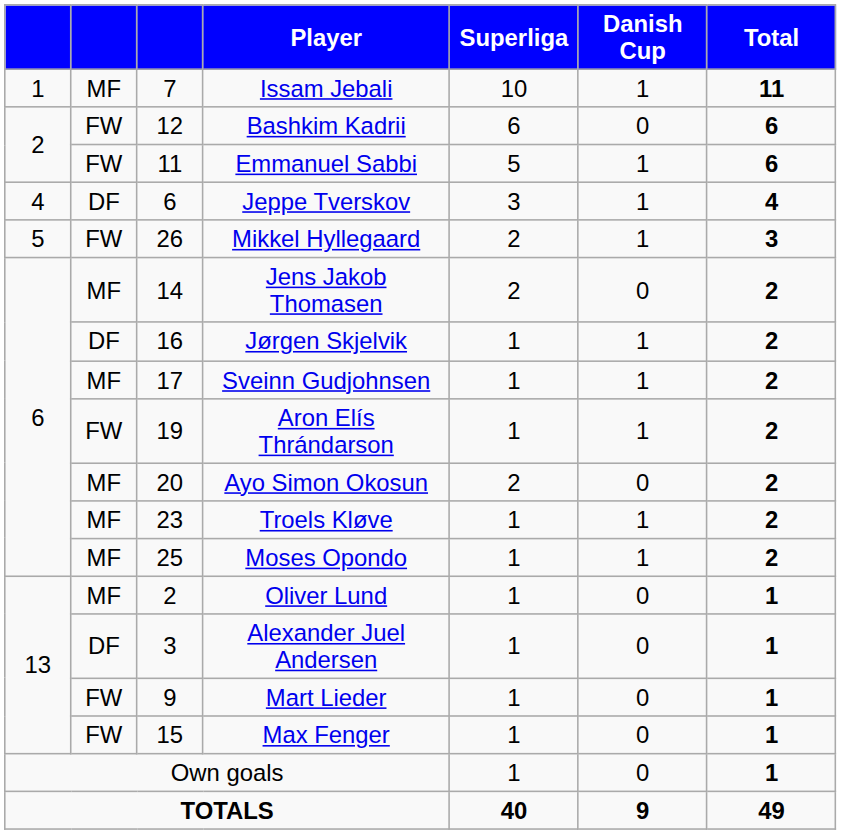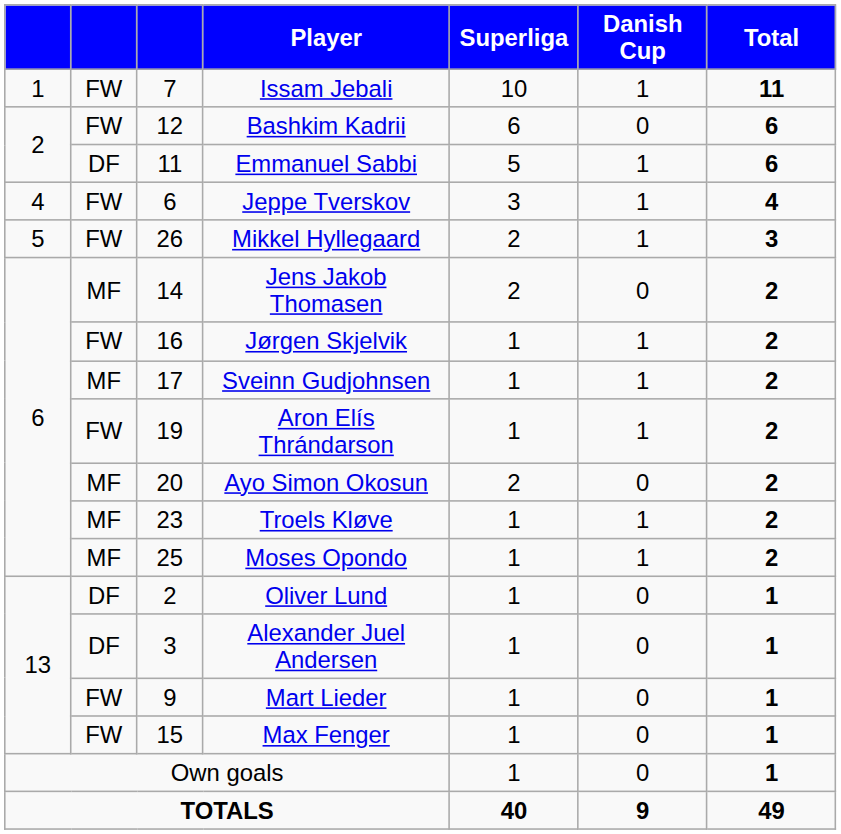(104, 88) MF -> (104, 88) FW
(104, 164) FW -> (104, 164) DF
(104, 202) DF -> (104, 202) FW
(104, 342) DF -> (104, 342) FW
(104, 595) MF -> (104, 595) DF
